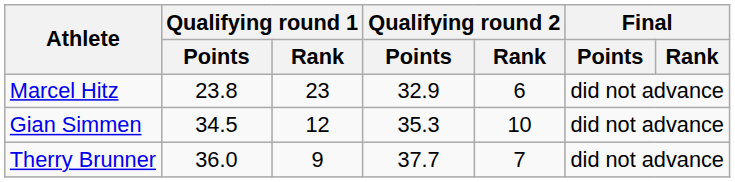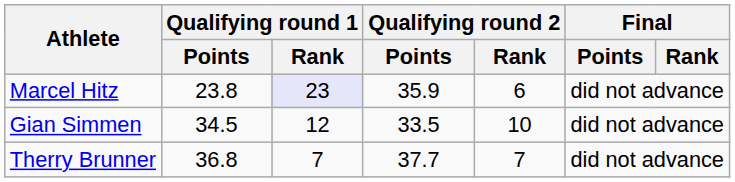(317, 91) no background -> (317, 91) lavender background
(419, 91) 32.9 -> (419, 91) 35.9
(419, 125) 35.3 -> (419, 125) 33.5
(216, 160) 36.0 -> (216, 160) 36.8
(317, 160) 9 -> (317, 160) 7
